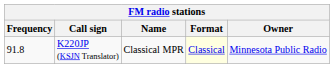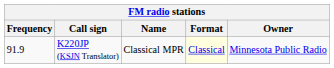(15, 50) 91.8 -> (15, 50) 91.9
